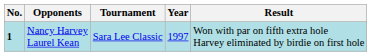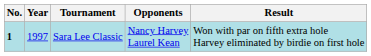columns swapped: (178, 13) <-> (57, 13)
